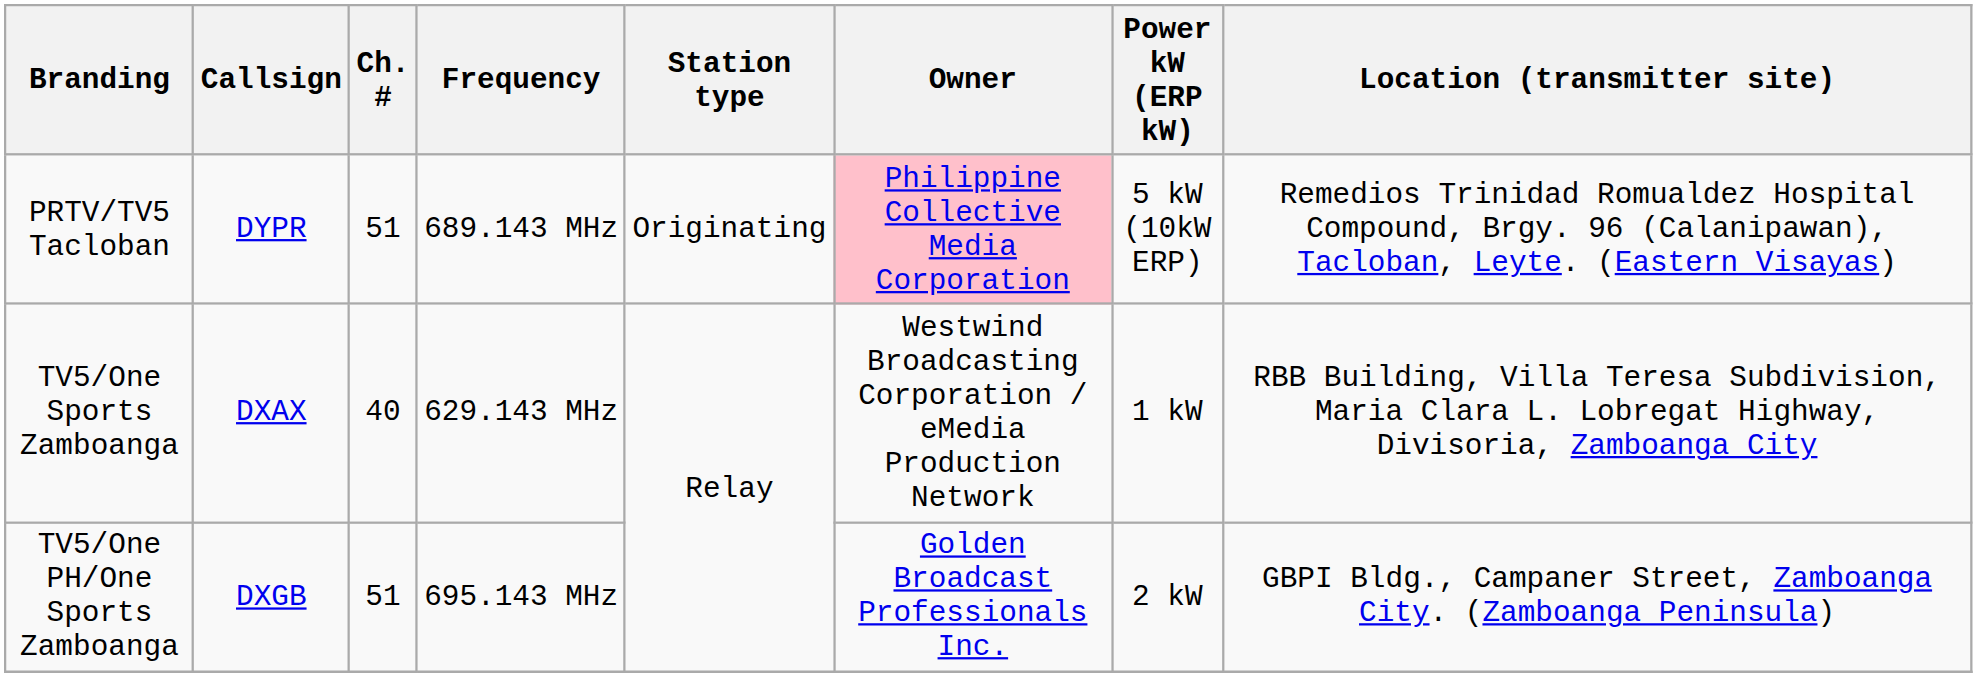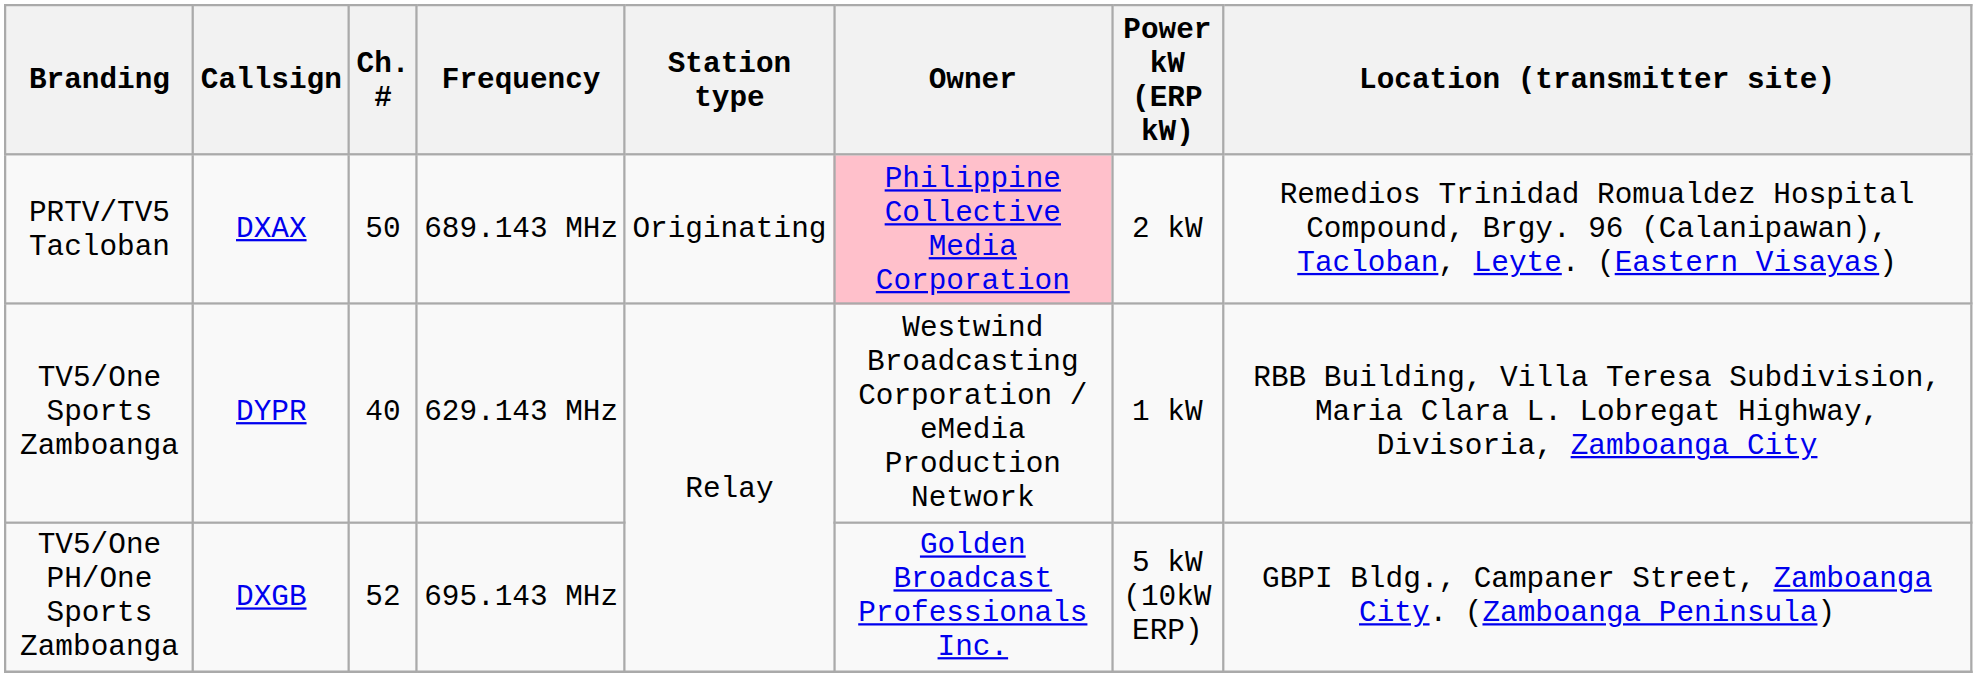(271, 230) DYPR -> (271, 230) DXAX
(383, 230) 51 -> (383, 230) 50
(1167, 230) 5 kW (10kW ERP) -> (1167, 230) 2 kW
(271, 413) DXAX -> (271, 413) DYPR
(383, 596) 51 -> (383, 596) 52
(1167, 596) 2 kW -> (1167, 596) 5 kW (10kW ERP)
